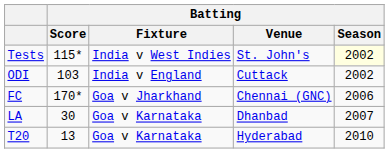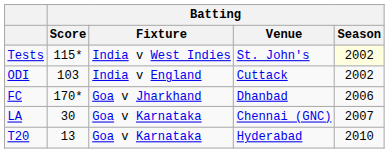(284, 96) Chennai (GNC) -> (262, 96) Dhanbad
(262, 117) Dhanbad -> (284, 117) Chennai (GNC)
